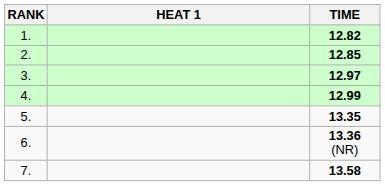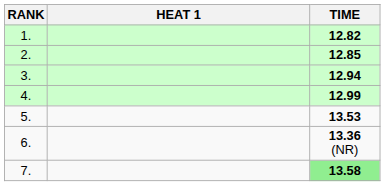(345, 76) 12.97 -> (345, 76) 12.94
(345, 116) 13.35 -> (345, 116) 13.53
(345, 171) no background -> (345, 171) lightgreen background
